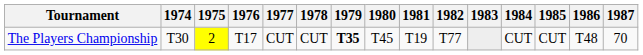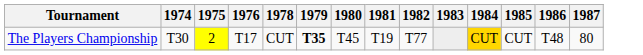- column: (280, 16)
(518, 38) no background -> (484, 38) gold background
(621, 38) 70 -> (586, 38) 80
